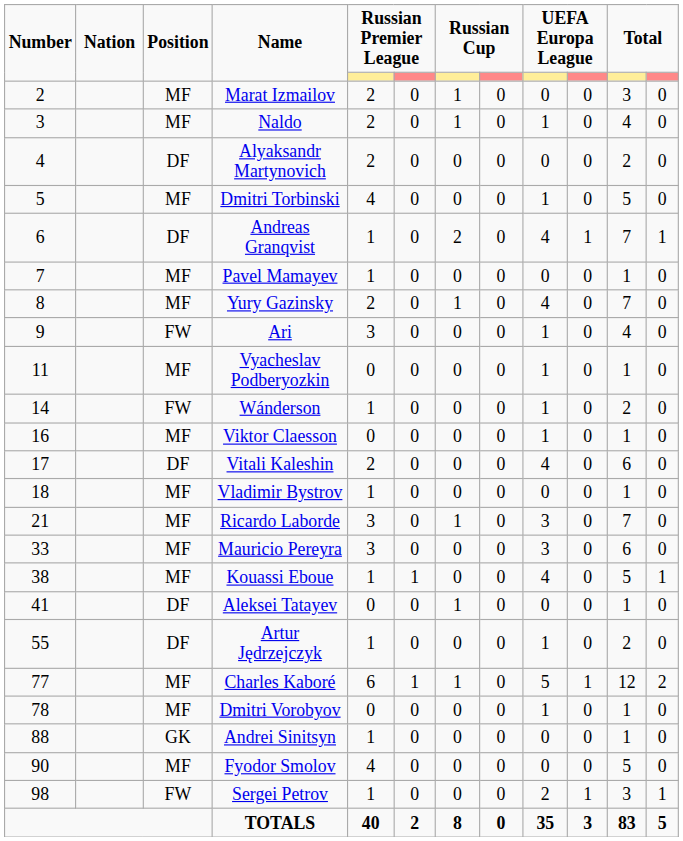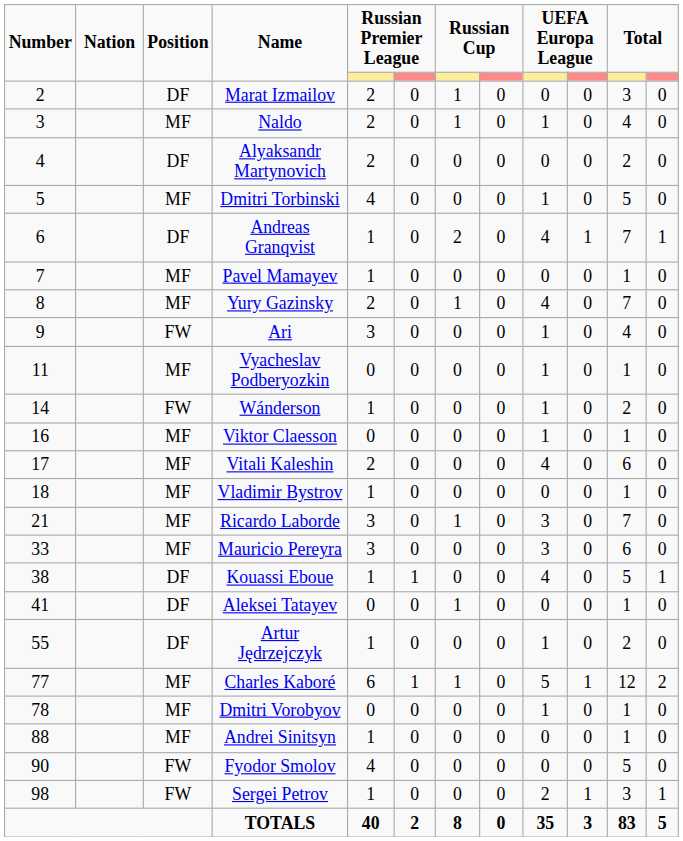(178, 94) MF -> (178, 94) DF
(178, 464) DF -> (178, 464) MF
(178, 577) MF -> (178, 577) DF
(178, 738) GK -> (178, 738) MF
(178, 766) MF -> (178, 766) FW
